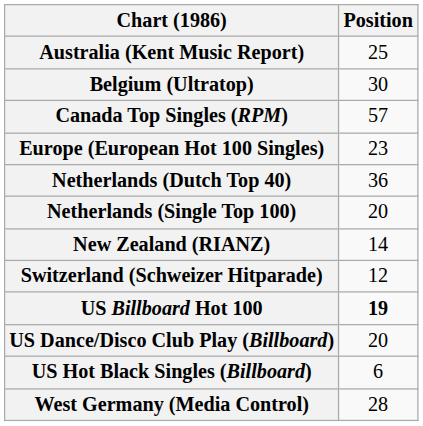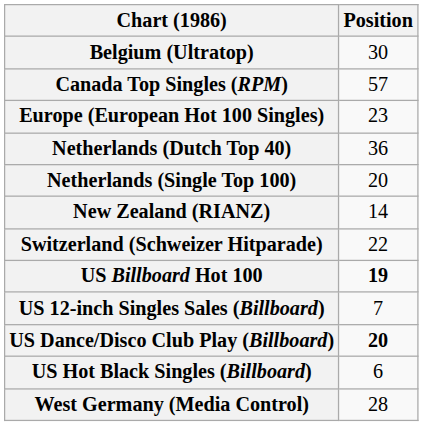- row: (172, 52)
(378, 276) 12 -> (378, 244) 22
+ row: (172, 308)
(378, 340) normal -> (378, 340) bold
